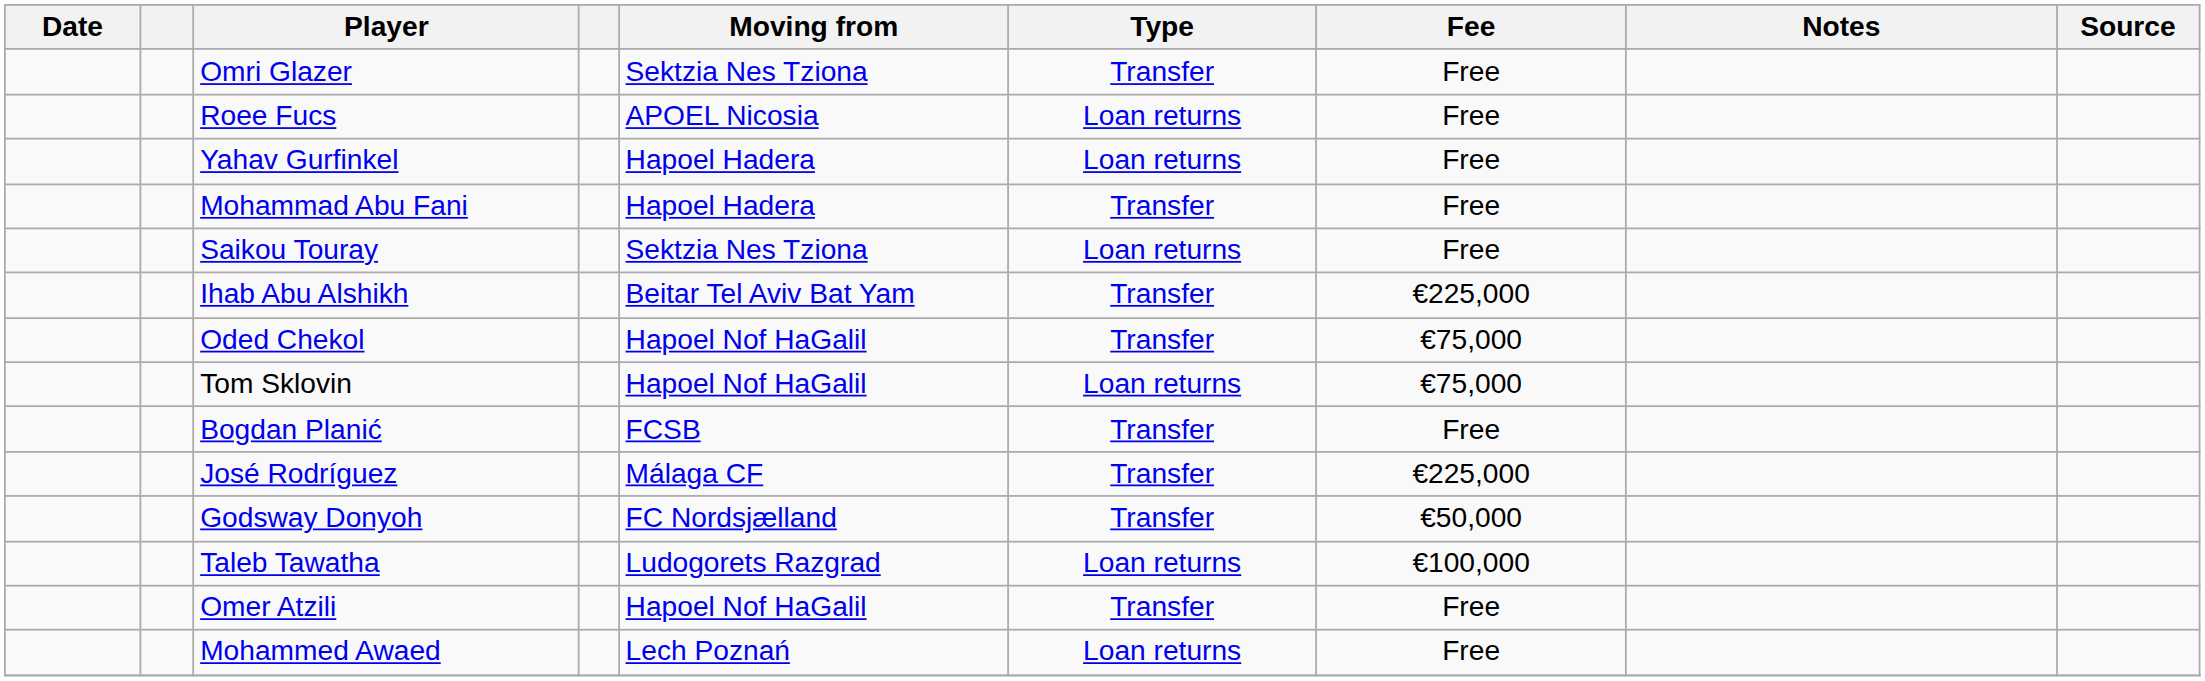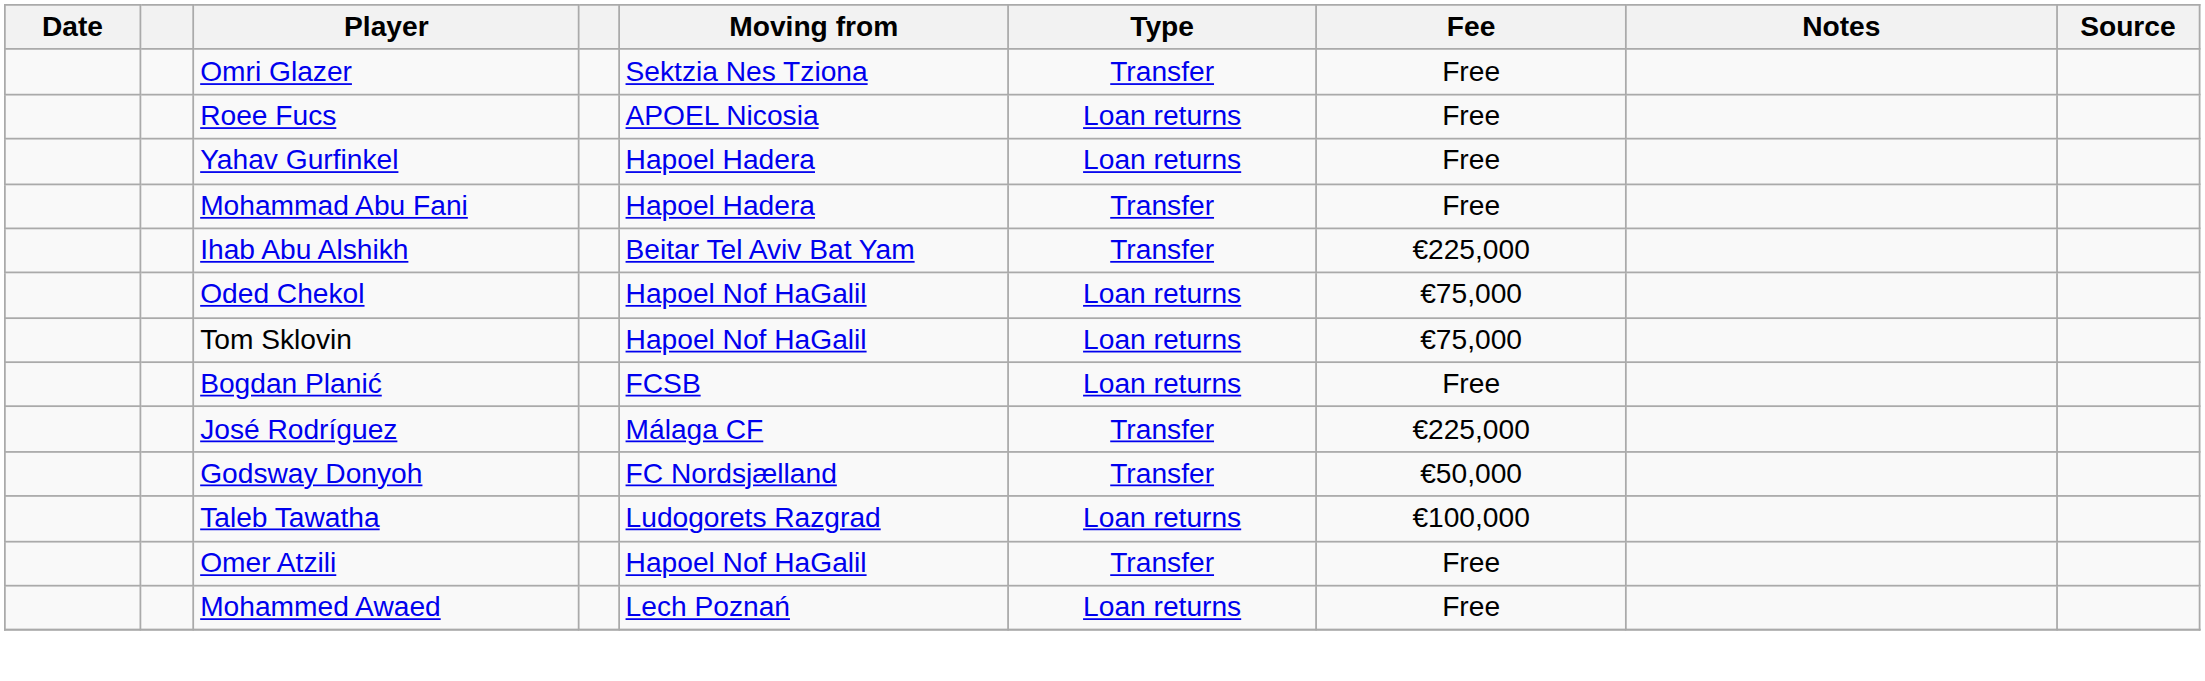- row: (289, 250)
(1162, 339) Transfer -> (1162, 294) Loan returns
(1162, 428) Transfer -> (1162, 384) Loan returns
